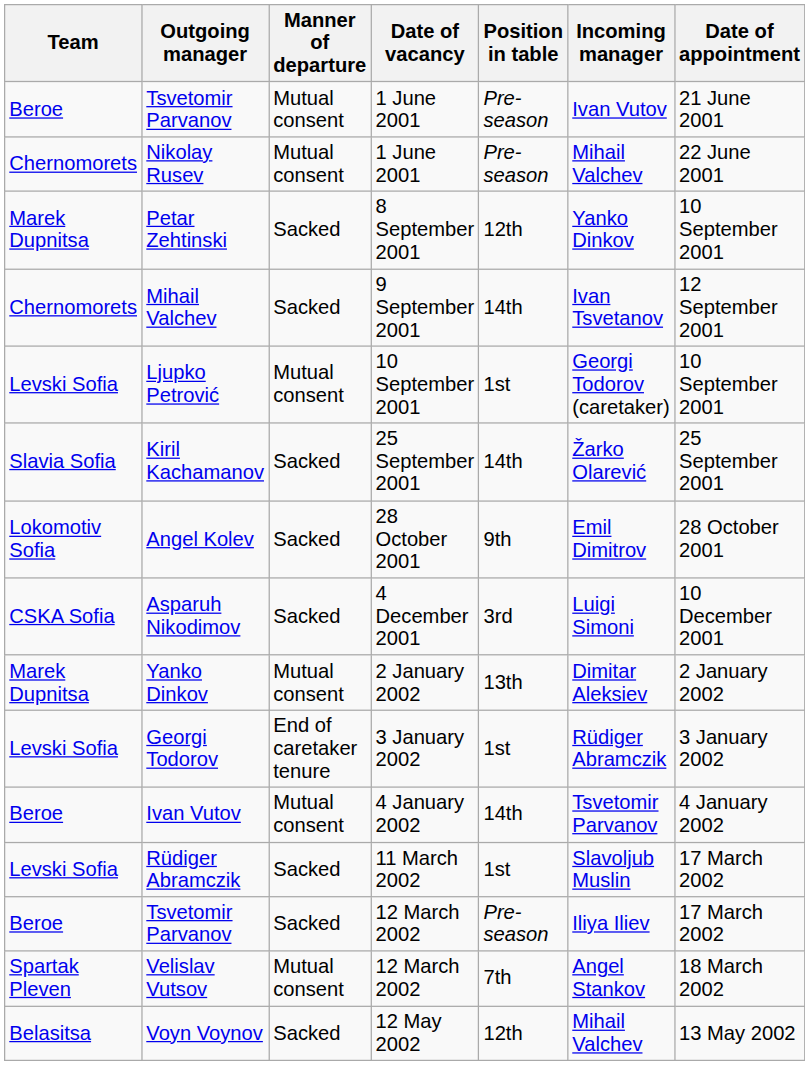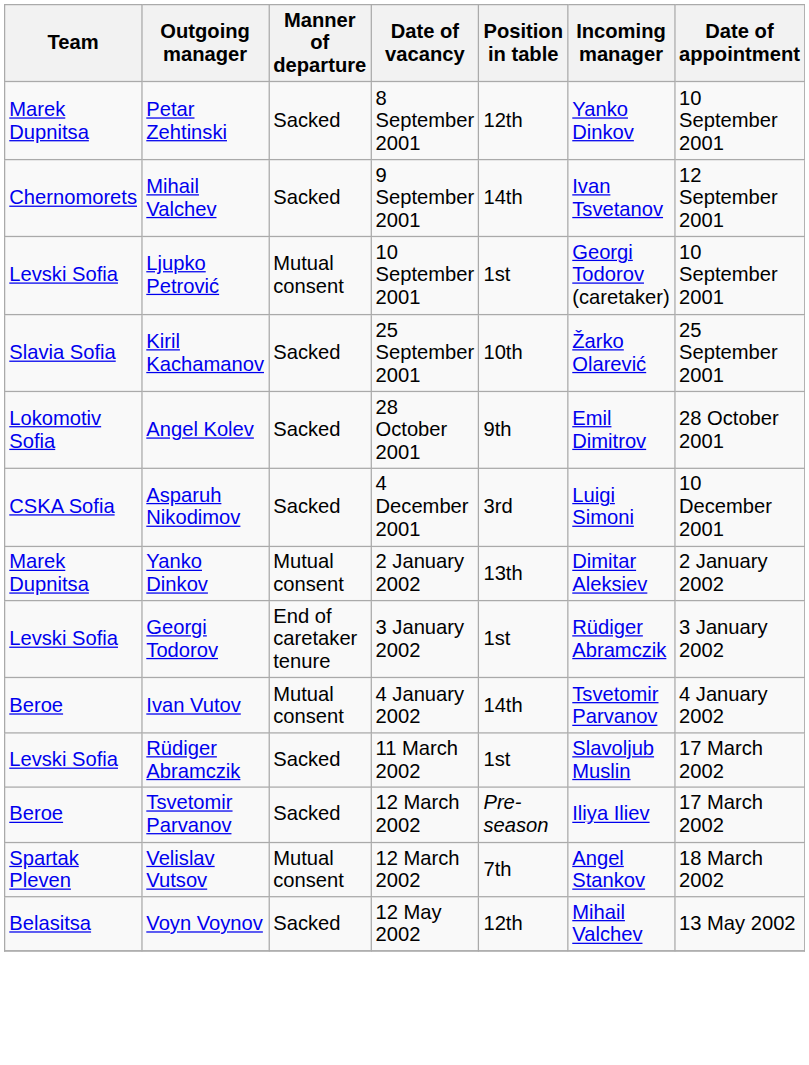- row: (189, 109)
- row: (179, 163)
(503, 461) 14th -> (503, 352) 10th
